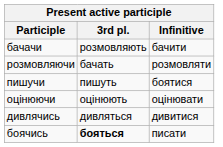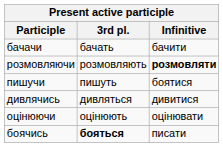(113, 47) розмовляють -> (97, 47) бачать
(97, 64) бачать -> (113, 64) розмовляють
(181, 64) normal -> (184, 64) bold
rows swapped: (31, 99) <-> (33, 116)
